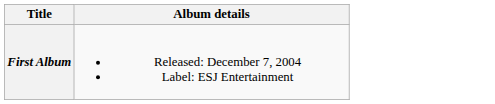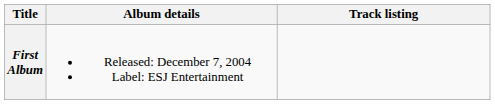+ column: (384, 14)
